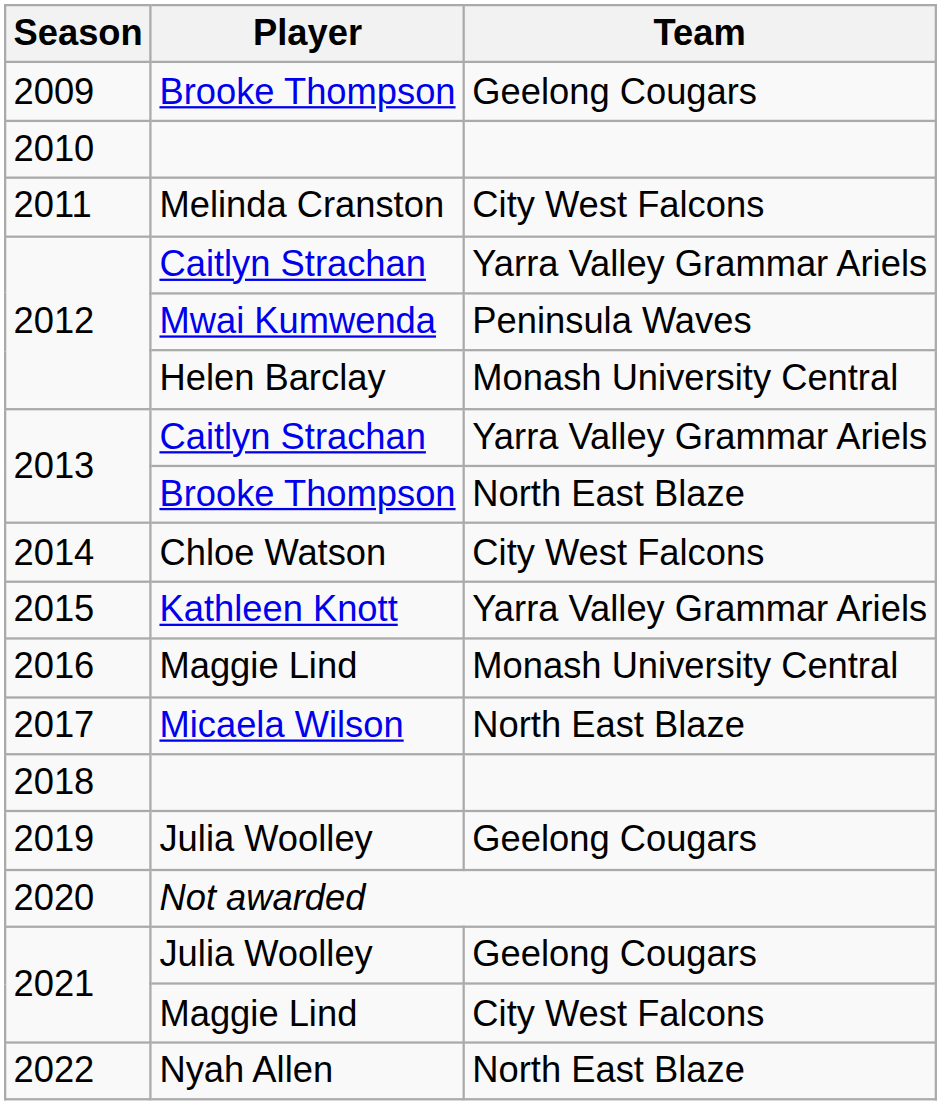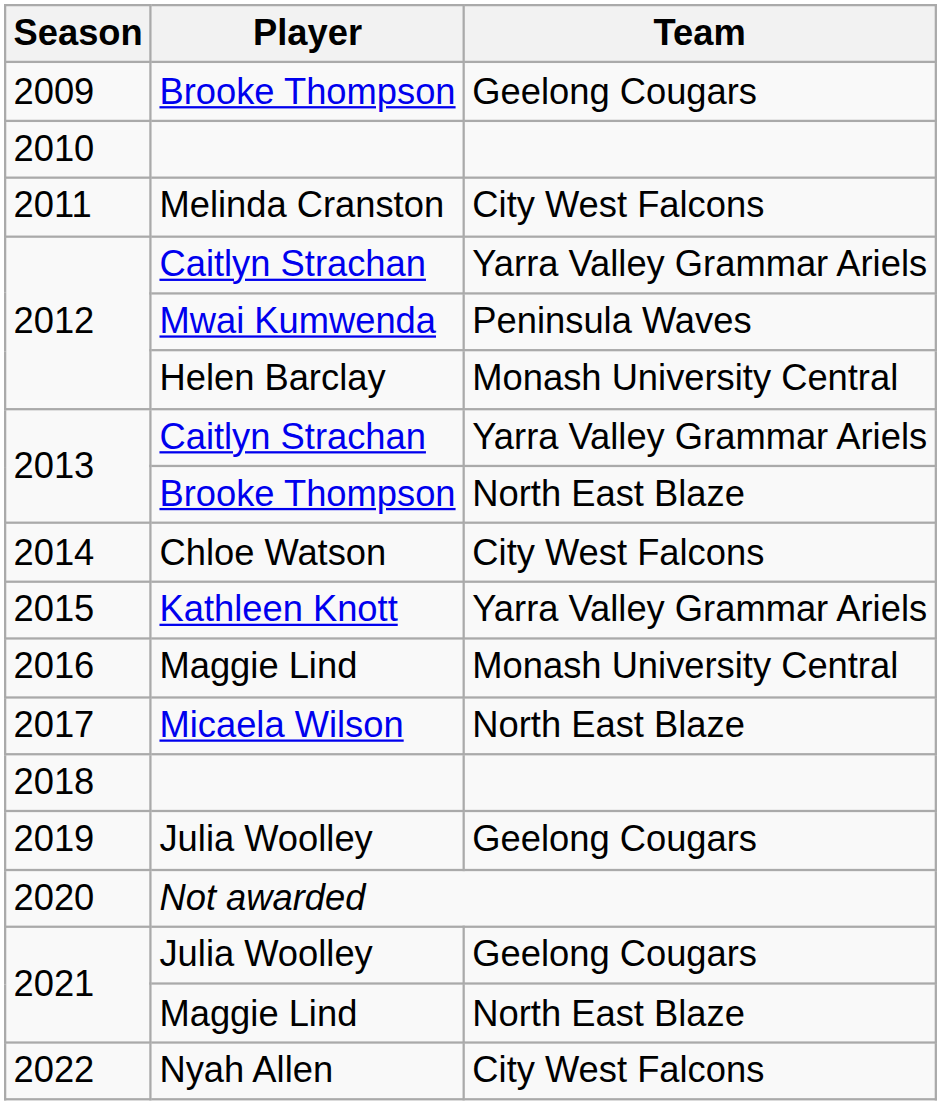(618, 1012) City West Falcons -> (609, 1012) North East Blaze
(609, 1070) North East Blaze -> (618, 1070) City West Falcons
